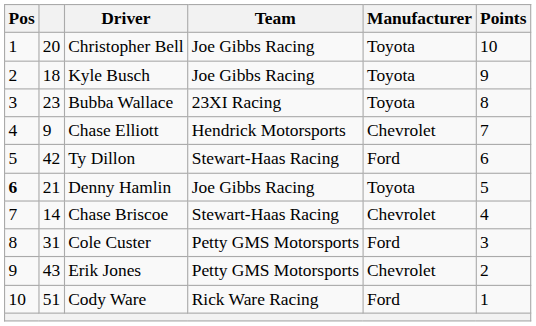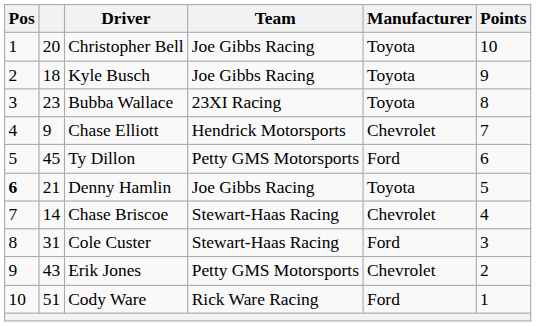(51, 158) 42 -> (51, 158) 45
(265, 158) Stewart-Haas Racing -> (275, 158) Petty GMS Motorsports
(275, 242) Petty GMS Motorsports -> (265, 242) Stewart-Haas Racing
